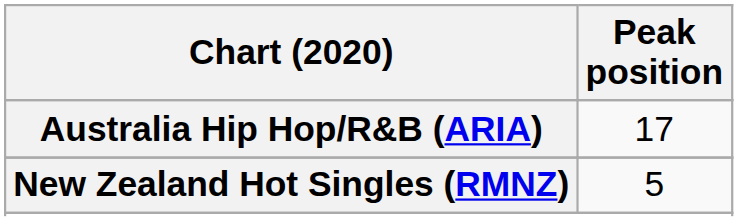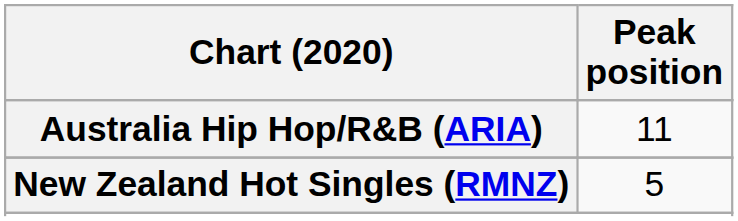(654, 128) 17 -> (654, 128) 11
